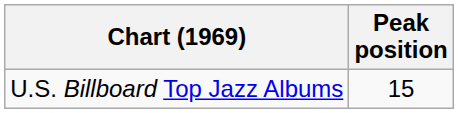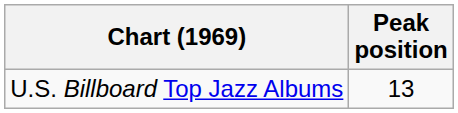(401, 88) 15 -> (401, 88) 13
